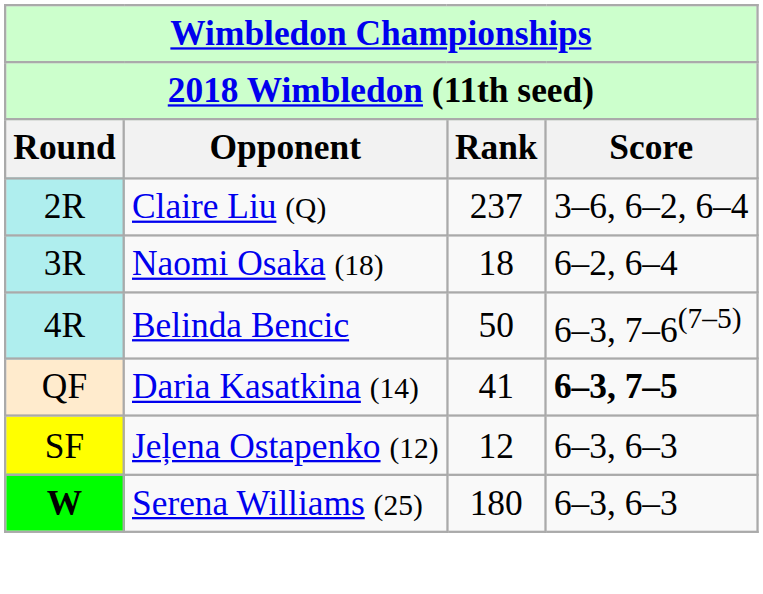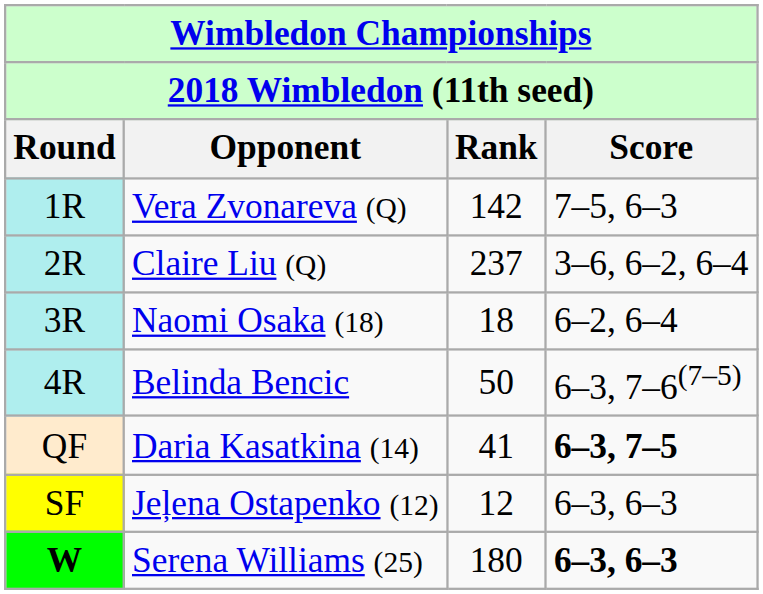+ row: (269, 205)
(616, 501) normal -> (616, 559) bold
